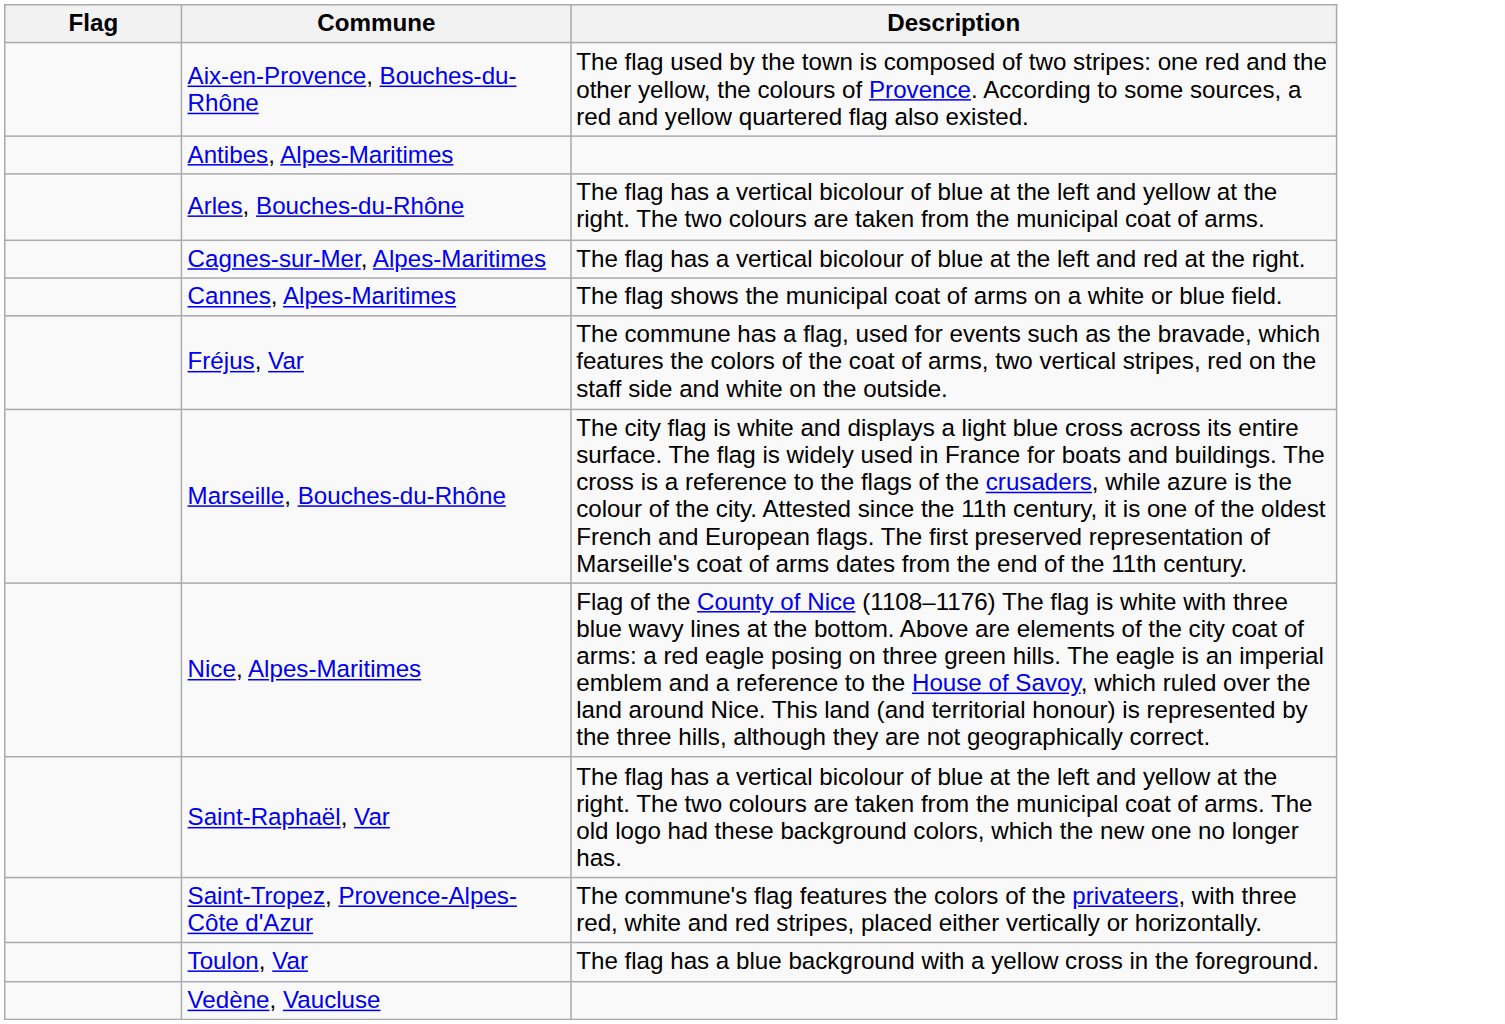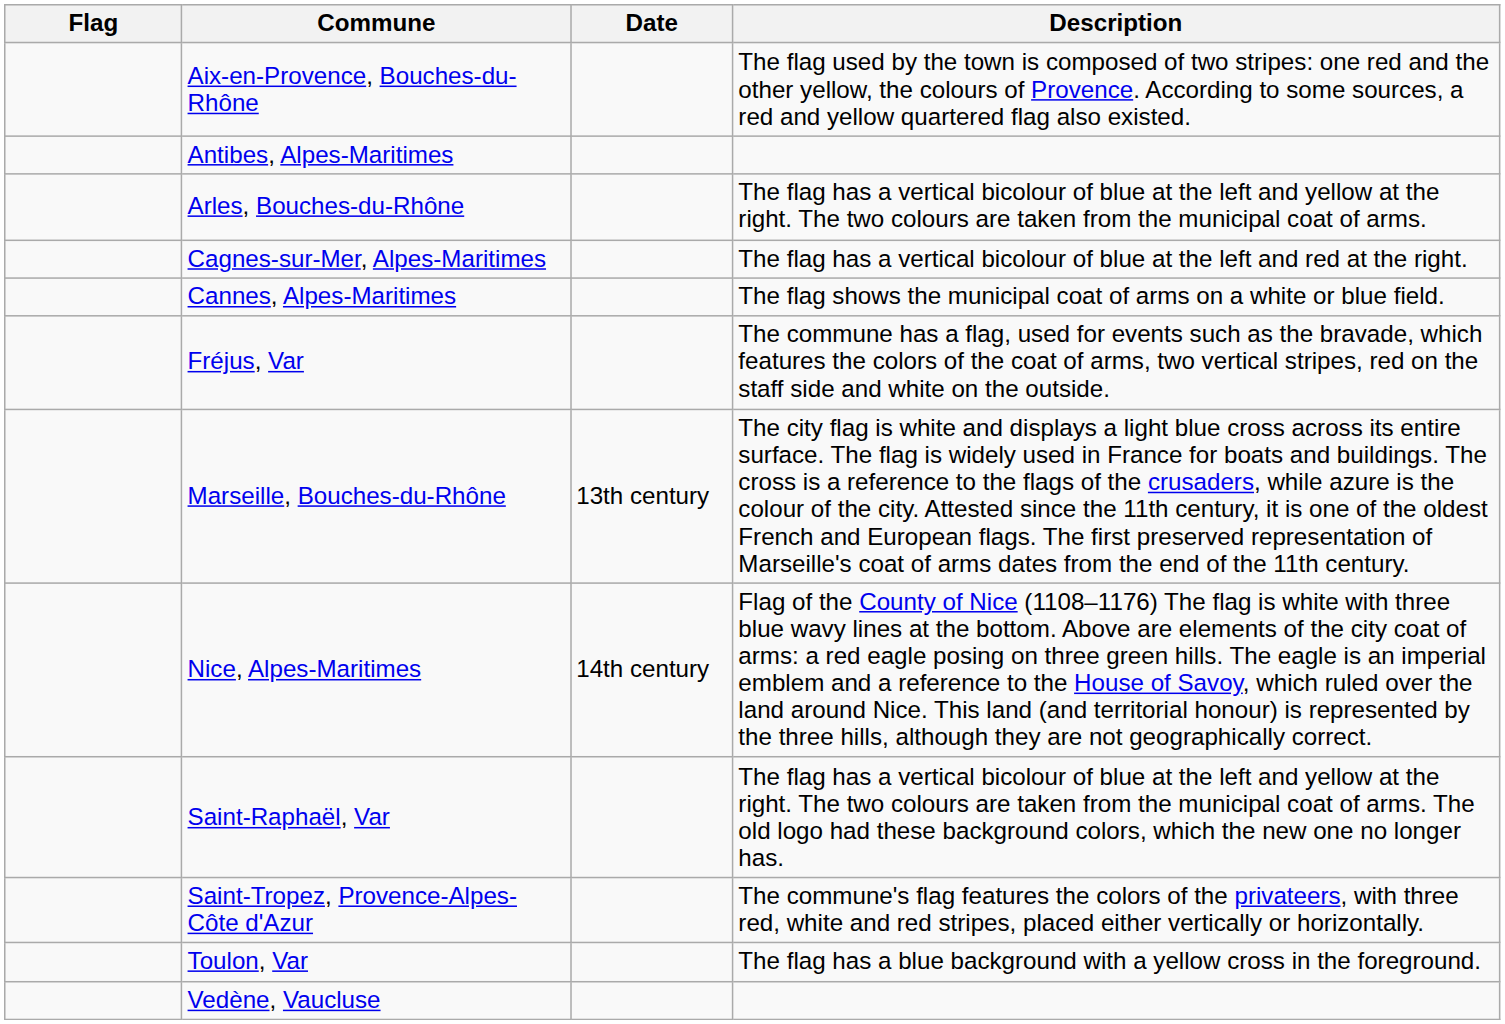+ column: (652, 23)
